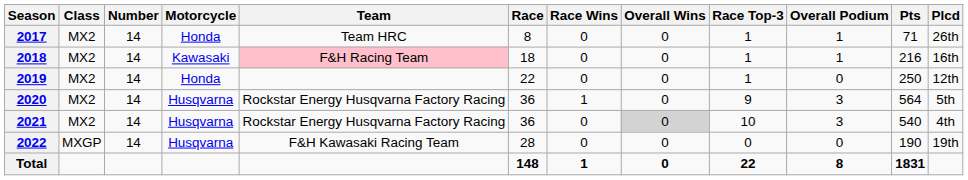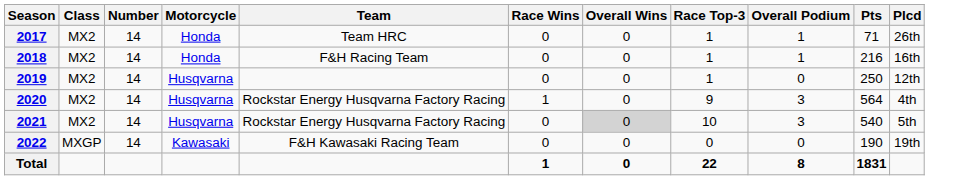- column: (528, 15)
(201, 57) Kawasaki -> (201, 57) Honda
(374, 57) pink background -> (374, 57) no background
(201, 78) Honda -> (201, 78) Husqvarna
(946, 100) 5th -> (907, 100) 4th
(946, 121) 4th -> (907, 121) 5th
(201, 142) Husqvarna -> (201, 142) Kawasaki
